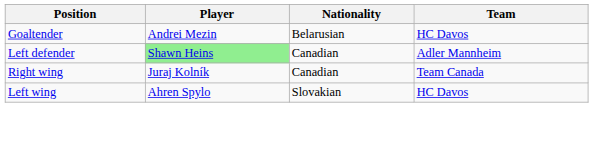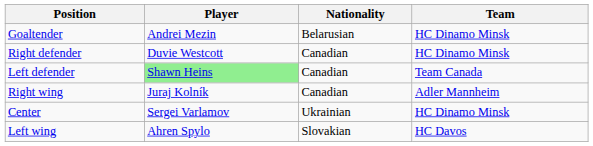(442, 33) HC Davos -> (462, 33) HC Dinamo Minsk
+ row: (45, 53)
(459, 53) Adler Mannheim -> (449, 72) Team Canada
(450, 72) Team Canada -> (457, 92) Adler Mannheim
+ row: (24, 111)
